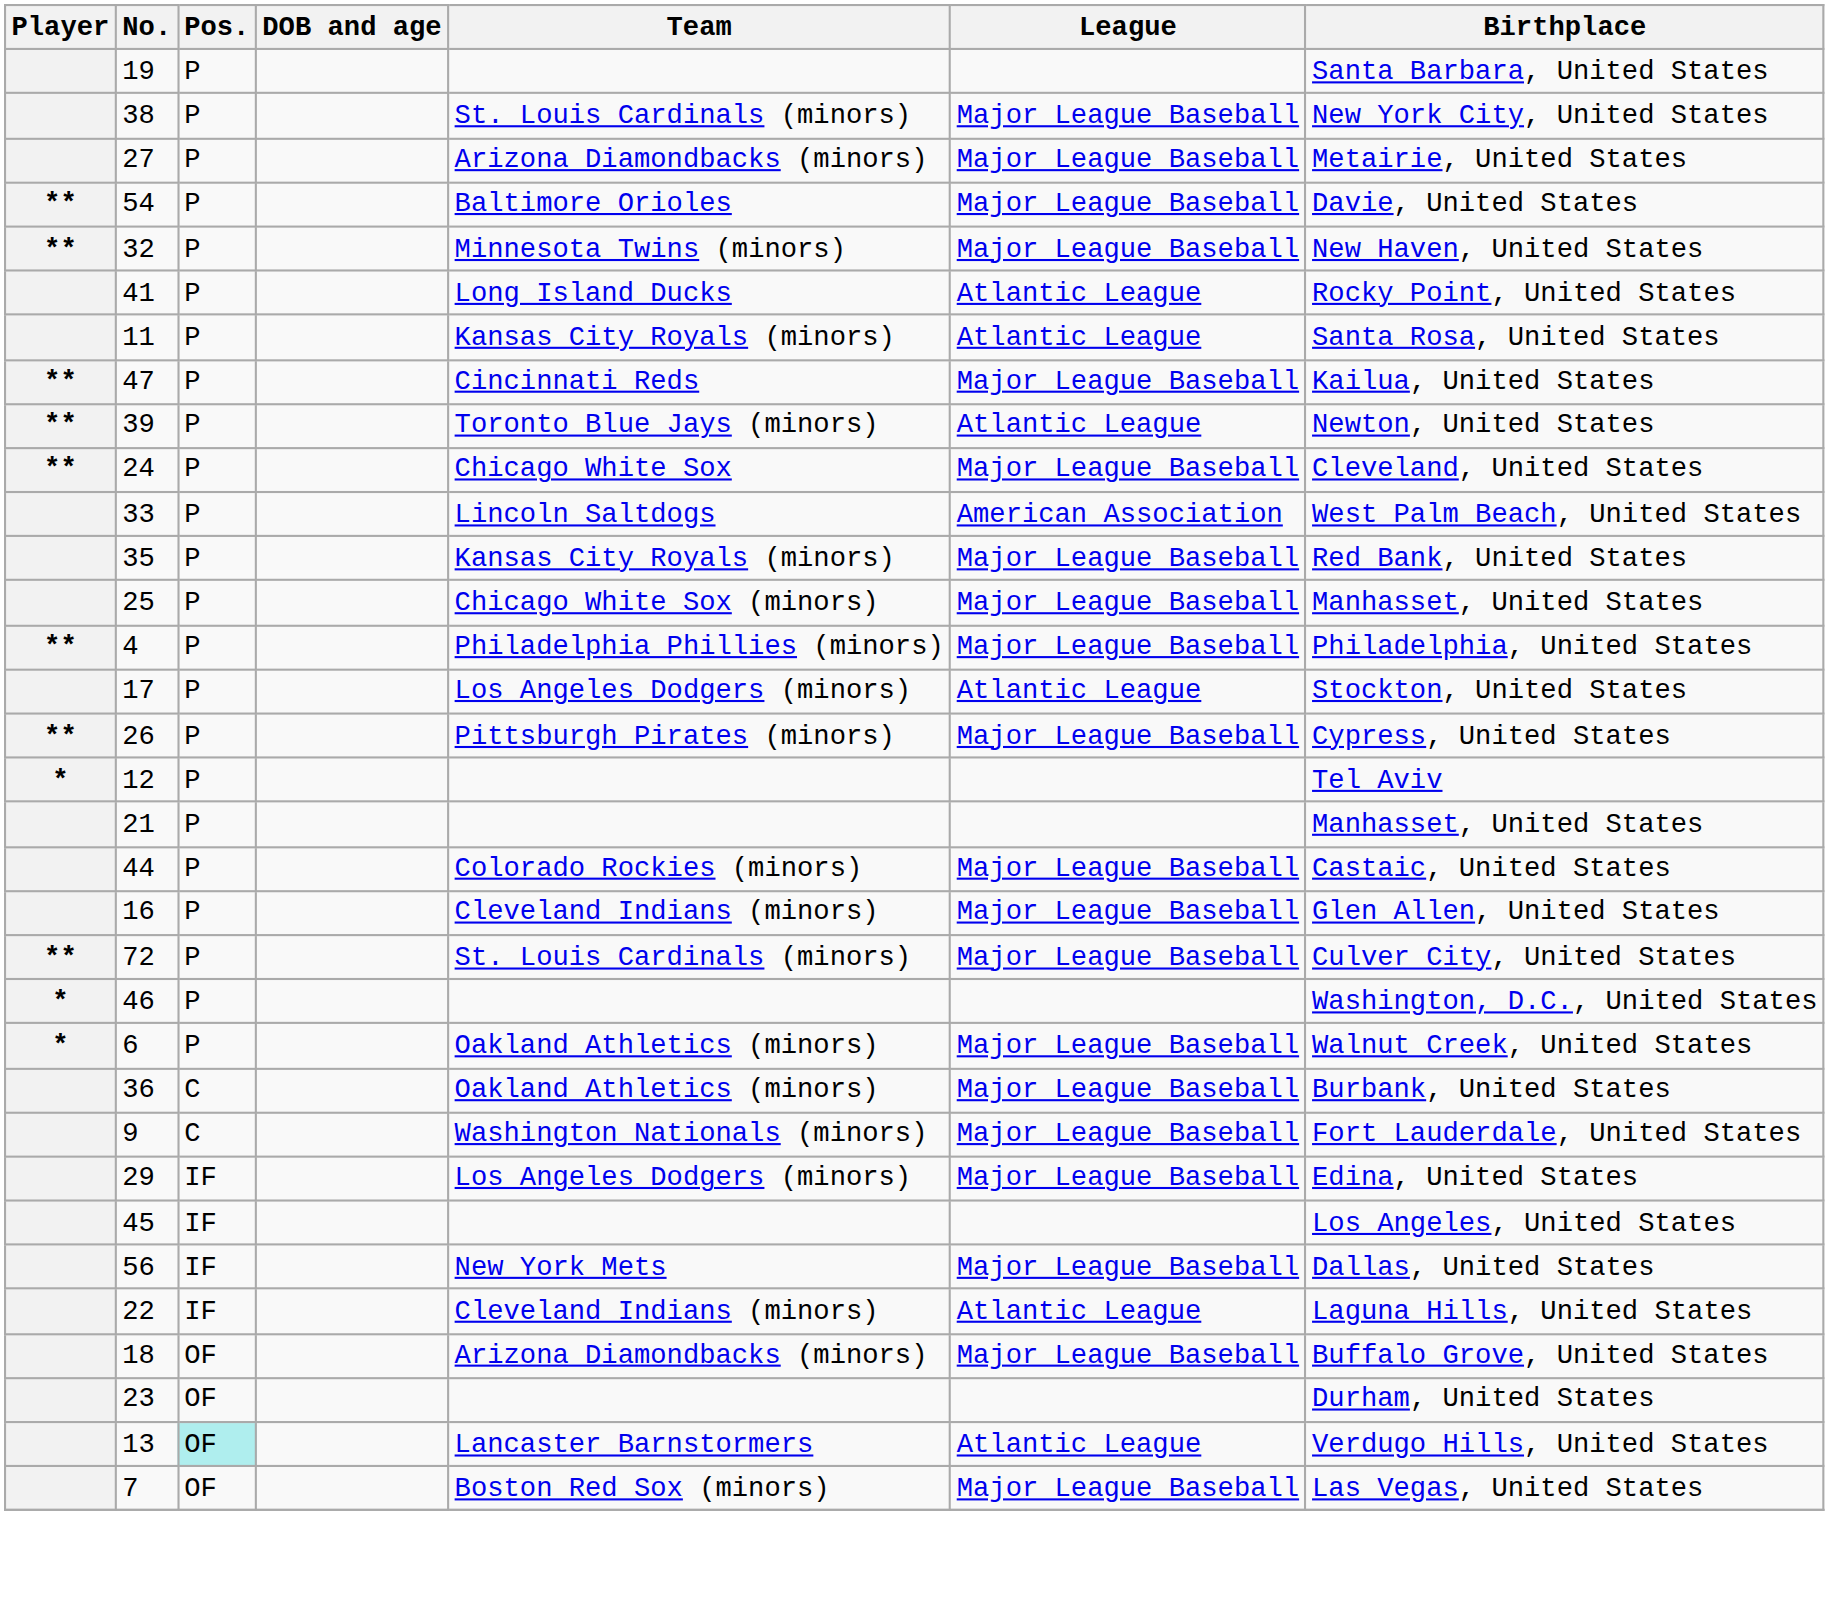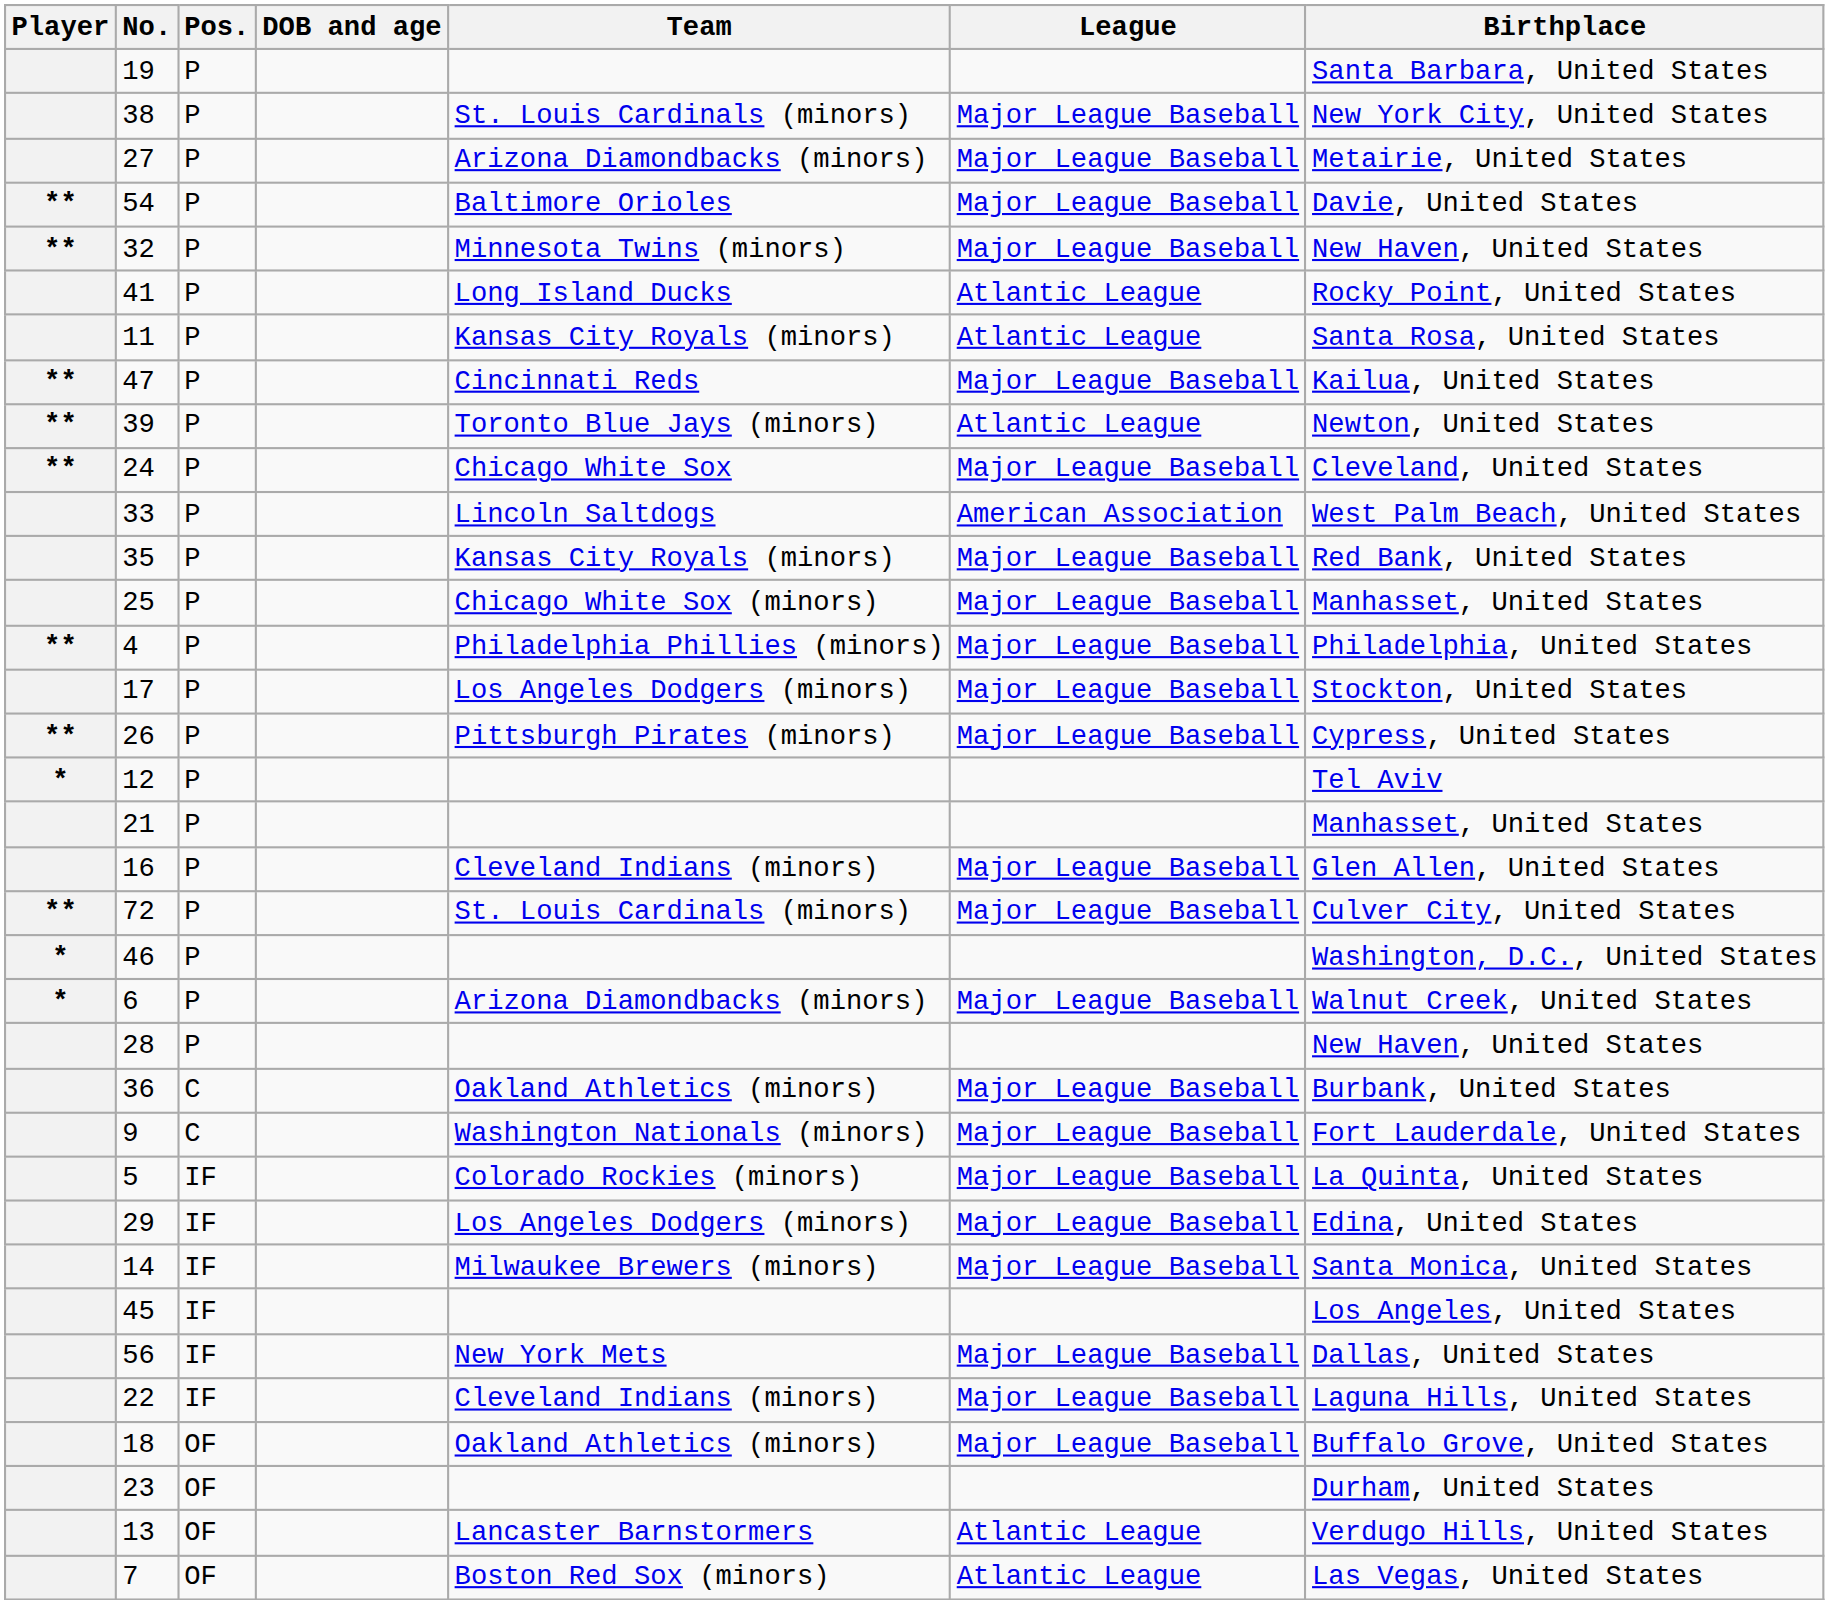(1079, 691) Atlantic League -> (1128, 691) Major League Baseball
- row: (139, 869)
(667, 1046) Oakland Athletics (minors) -> (691, 1001) Arizona Diamondbacks (minors)
+ row: (139, 1046)
+ row: (130, 1179)
+ row: (139, 1267)
(1079, 1311) Atlantic League -> (1128, 1400) Major League Baseball
(691, 1356) Arizona Diamondbacks (minors) -> (667, 1444) Oakland Athletics (minors)
(200, 1444) paleturquoise background -> (200, 1533) no background
(1128, 1488) Major League Baseball -> (1079, 1577) Atlantic League
